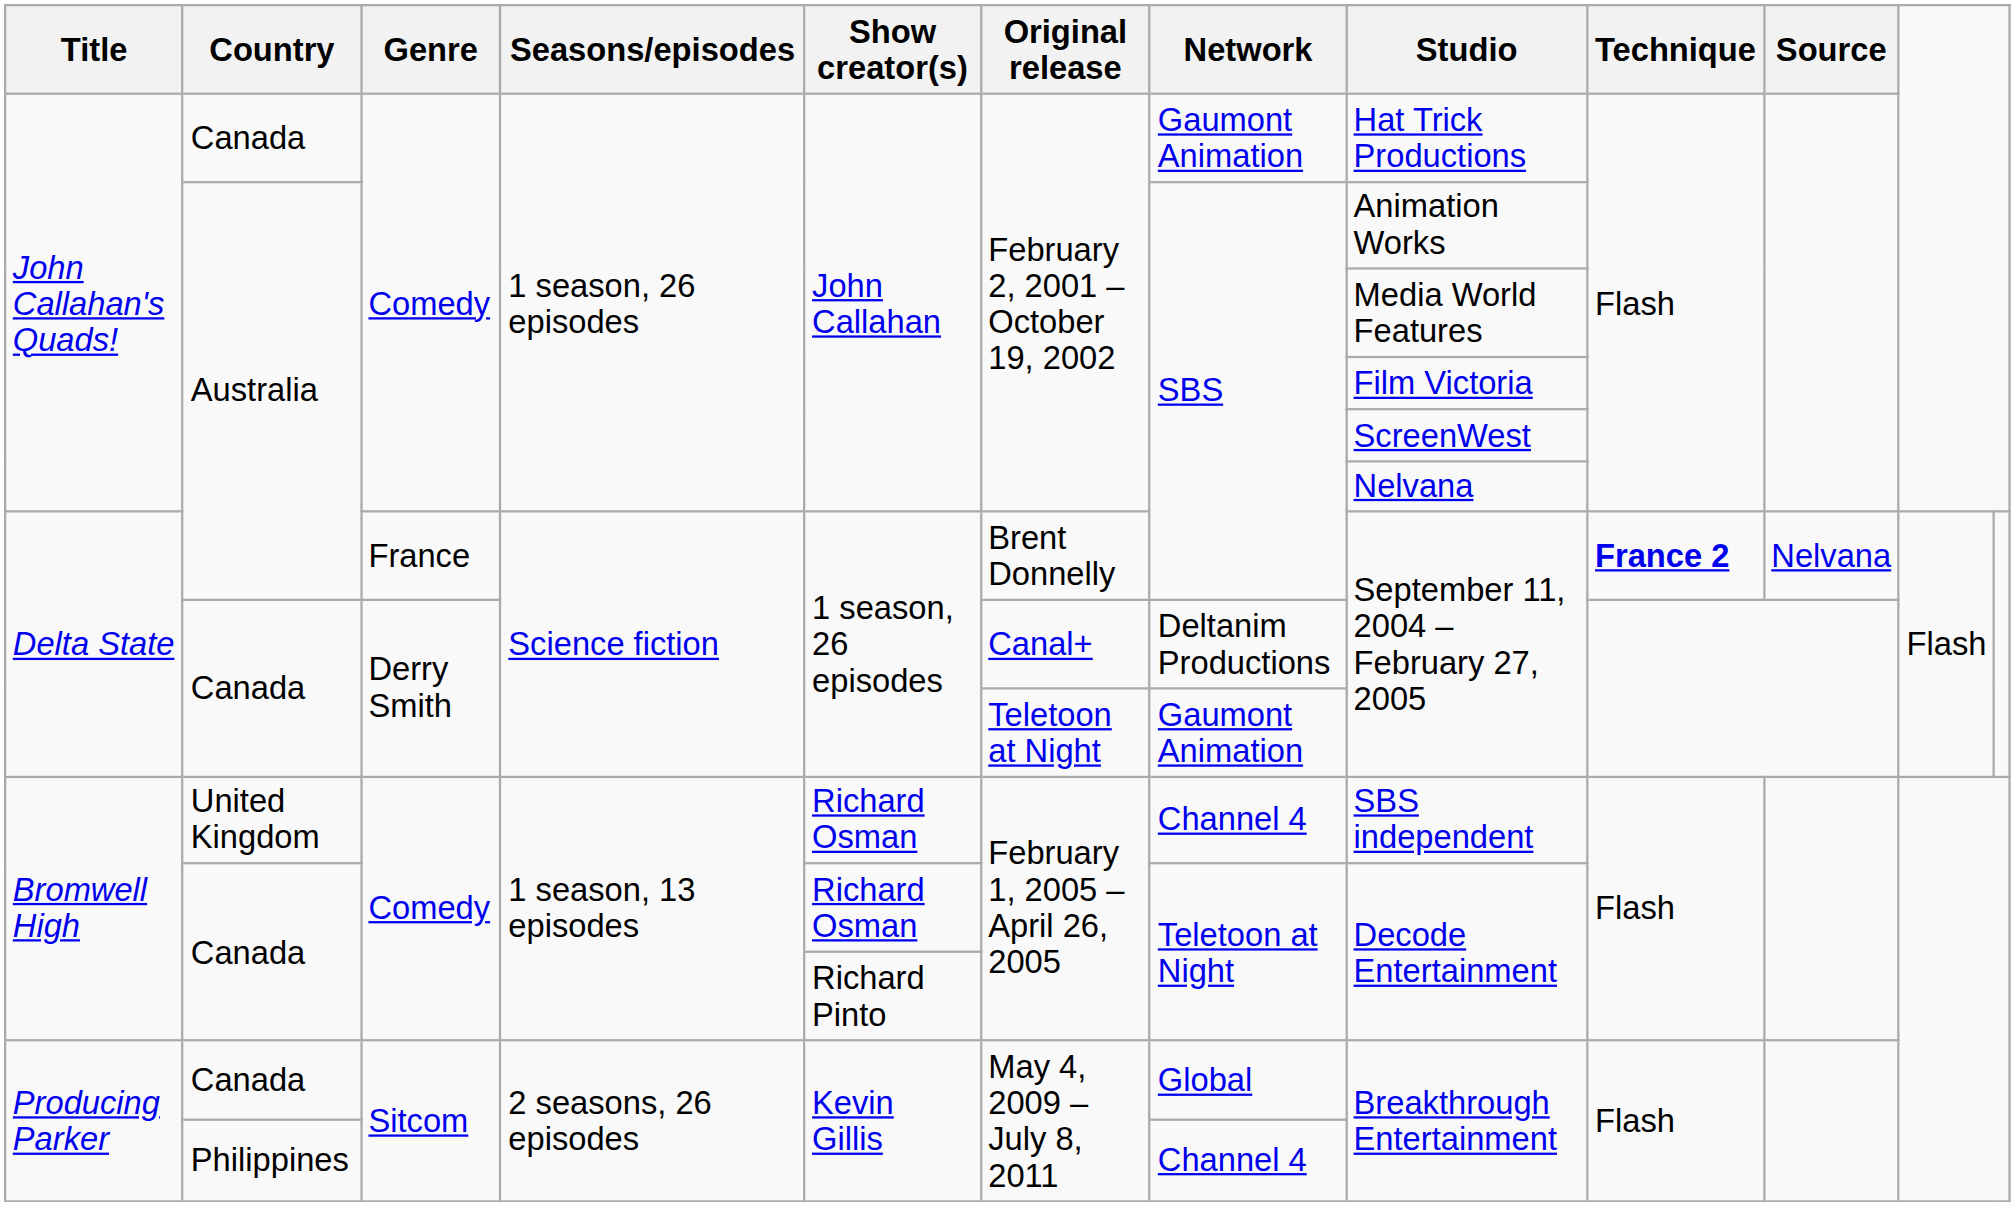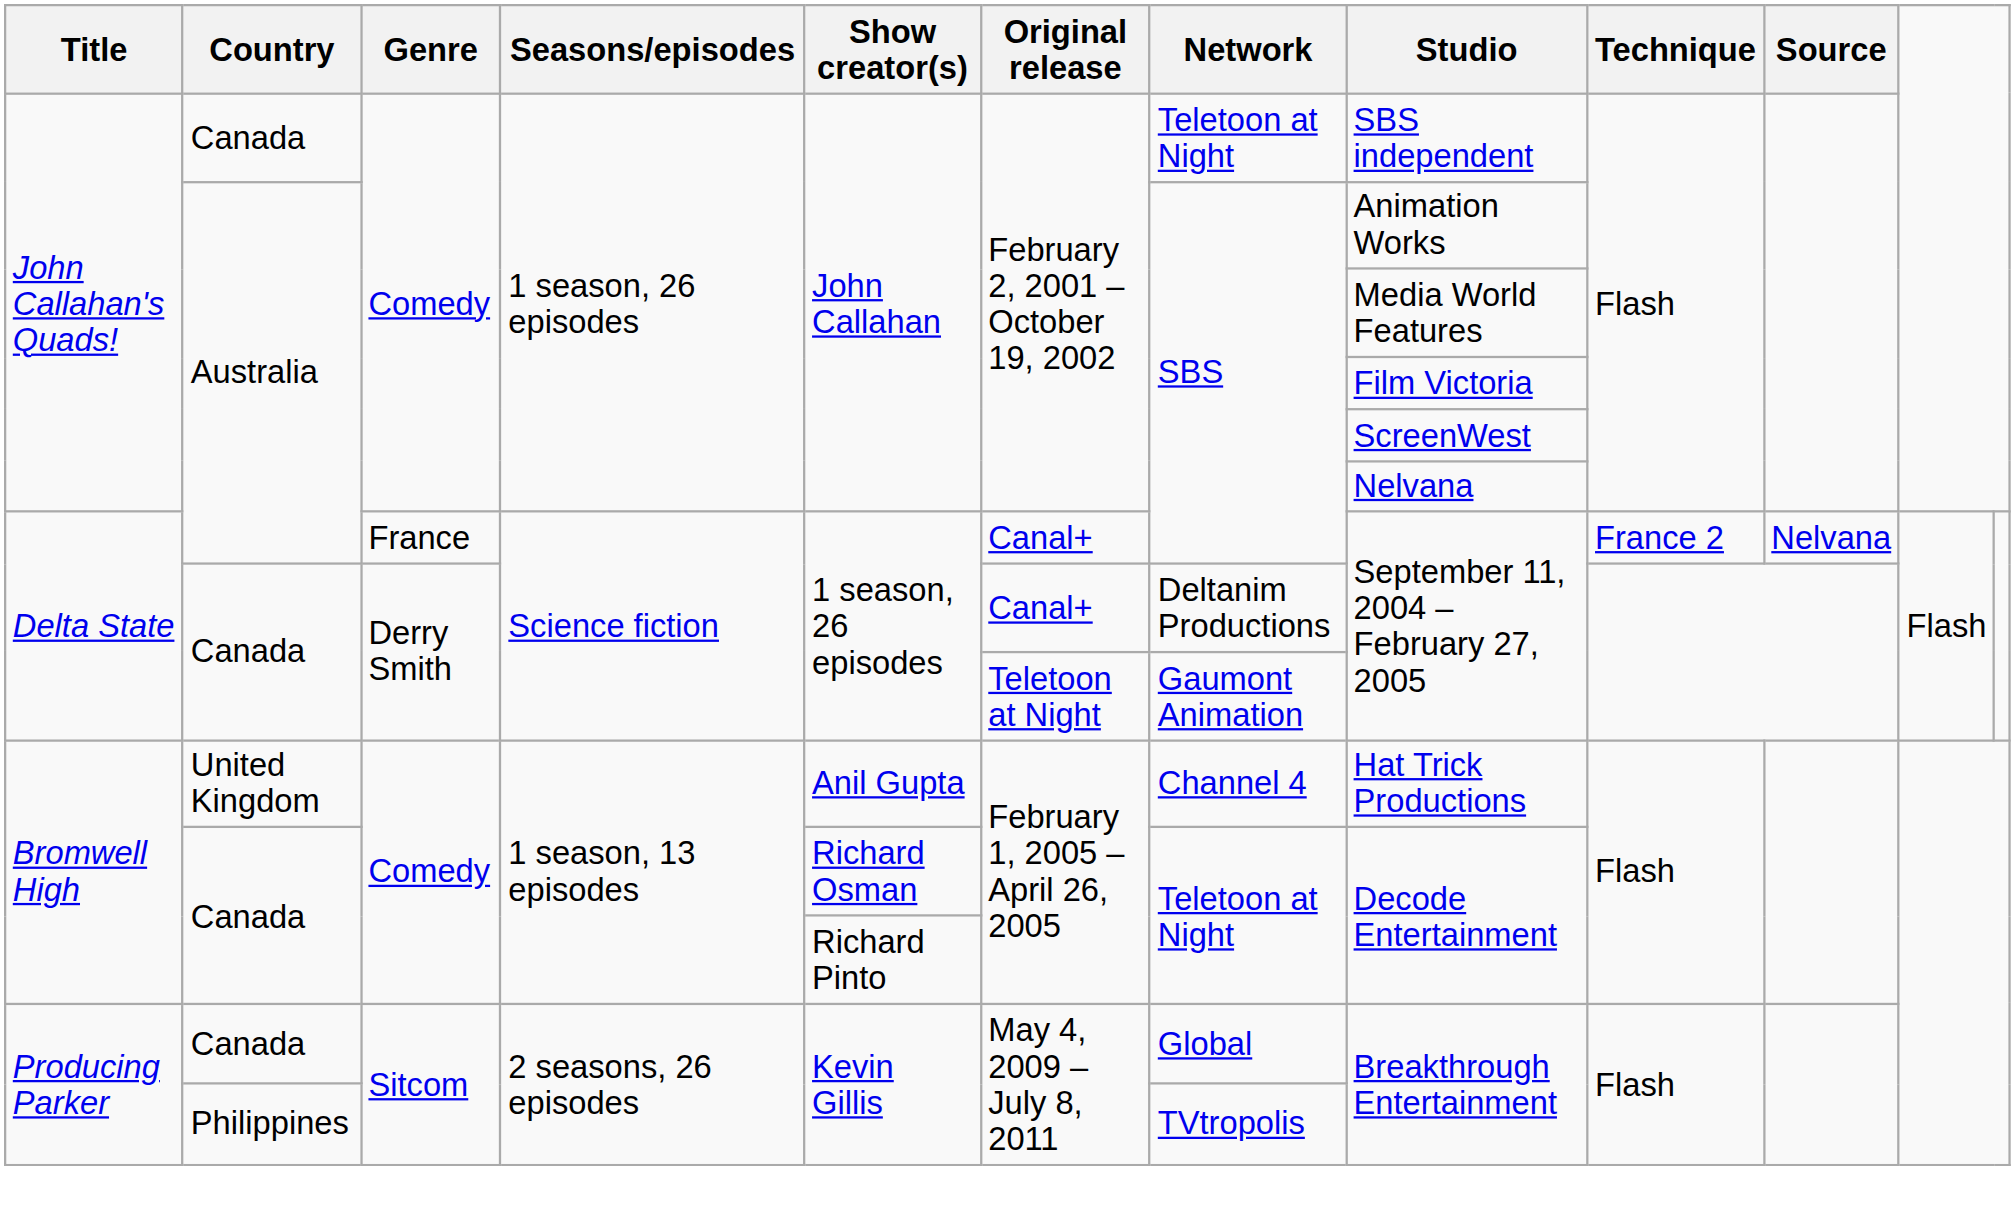(1230, 137) Gaumont Animation -> (1238, 137) Teletoon at Night
(1440, 137) Hat Trick Productions -> (1444, 137) SBS independent
(1052, 556) Brent Donnelly -> (1040, 538) Canal+
(1662, 556) bold -> (1659, 538) normal
(868, 820) Richard Osman -> (888, 784) Anil Gupta
(1444, 820) SBS independent -> (1440, 784) Hat Trick Productions
(1232, 1161) Channel 4 -> (1231, 1124) TVtropolis
